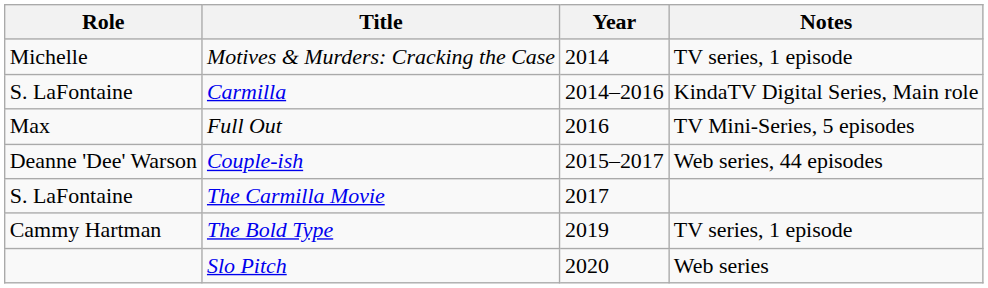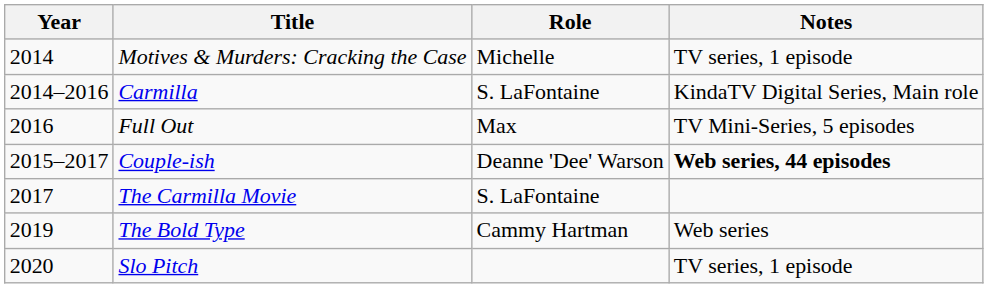columns swapped: (614, 21) <-> (103, 21)
(778, 160) normal -> (782, 160) bold
(763, 230) TV series, 1 episode -> (721, 230) Web series
(721, 265) Web series -> (763, 265) TV series, 1 episode
